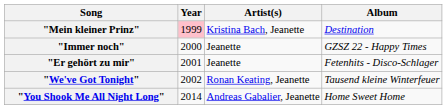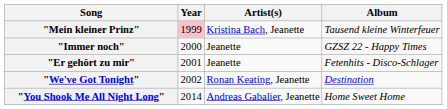(349, 29) Destination -> (382, 29) Tausend kleine Winterfeuer
(382, 79) Tausend kleine Winterfeuer -> (349, 79) Destination
